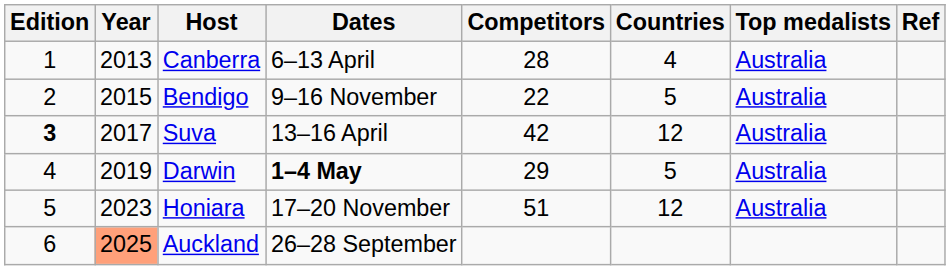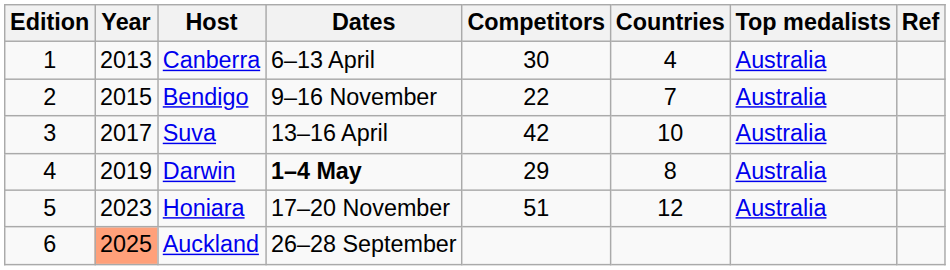(536, 60) 28 -> (536, 60) 30
(670, 97) 5 -> (670, 97) 7
(50, 134) bold -> (50, 134) normal
(670, 134) 12 -> (670, 134) 10
(670, 171) 5 -> (670, 171) 8
